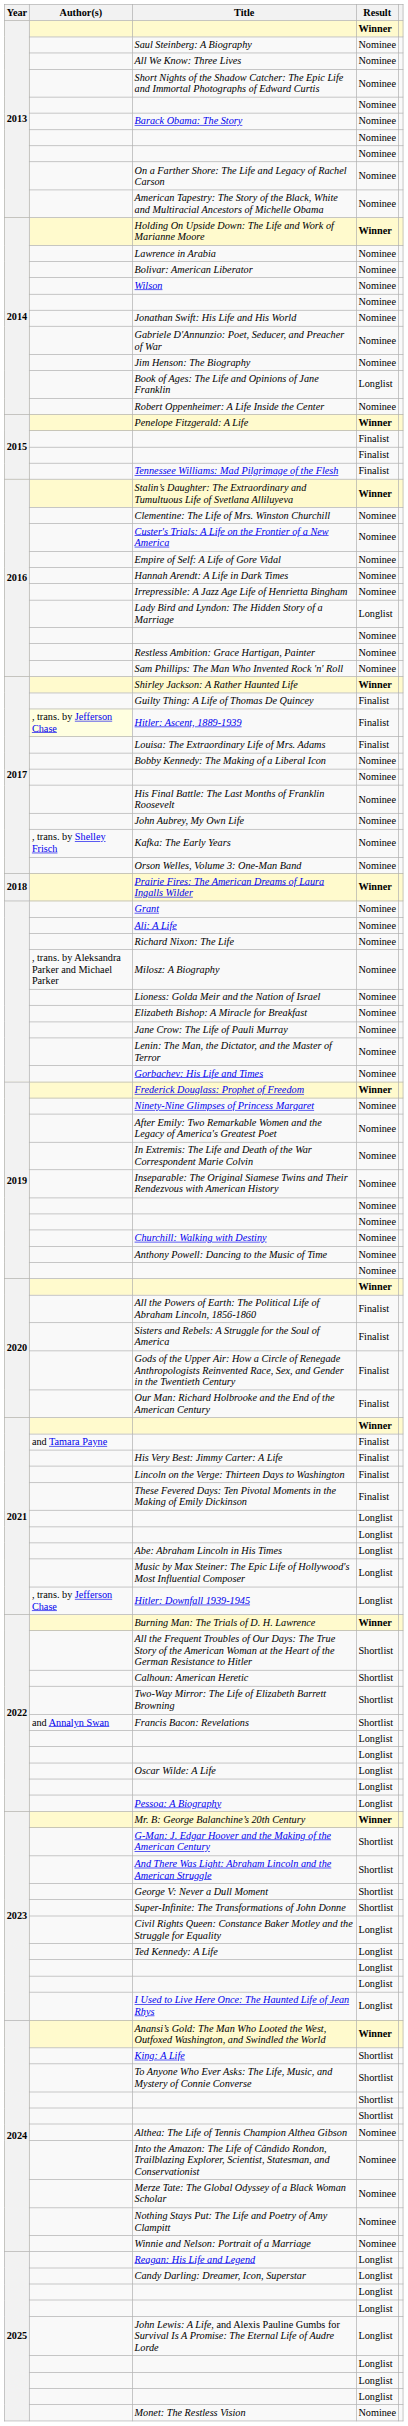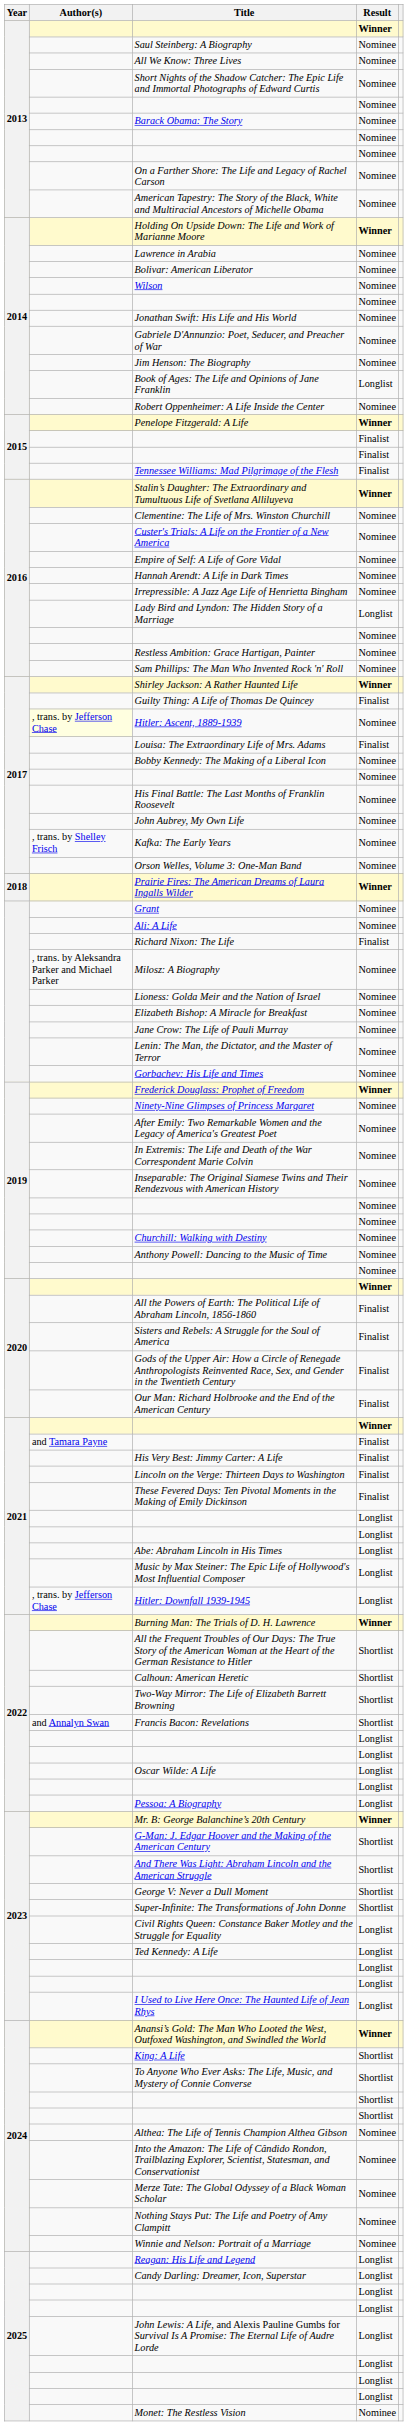(374, 722) Finalist -> (377, 722) Nominee
(377, 941) Nominee -> (374, 941) Finalist
